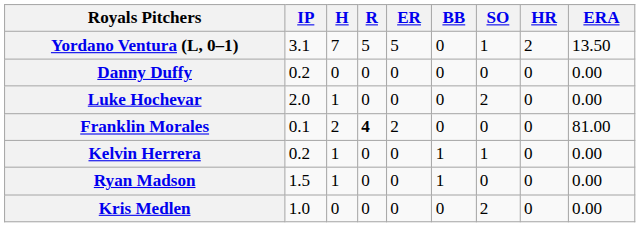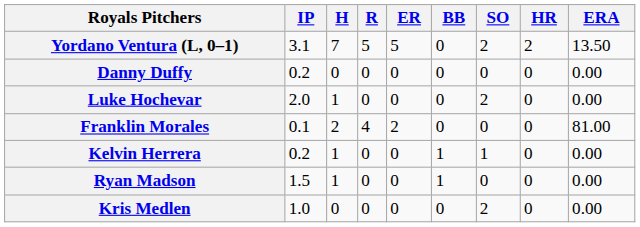(484, 45) 1 -> (484, 45) 2
(365, 126) bold -> (365, 126) normal
